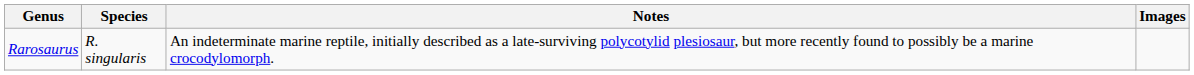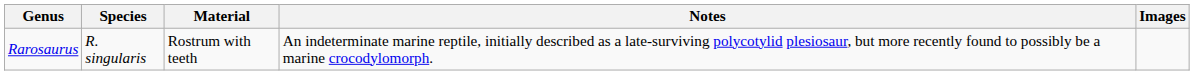+ column: (222, 16)
